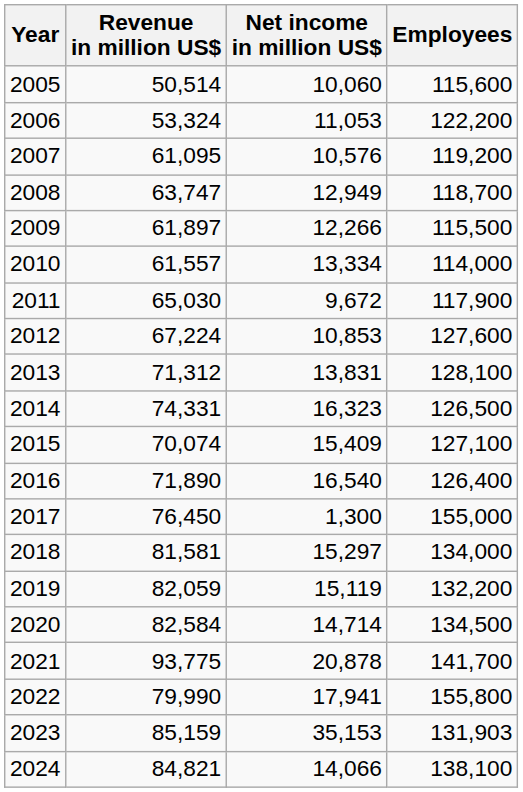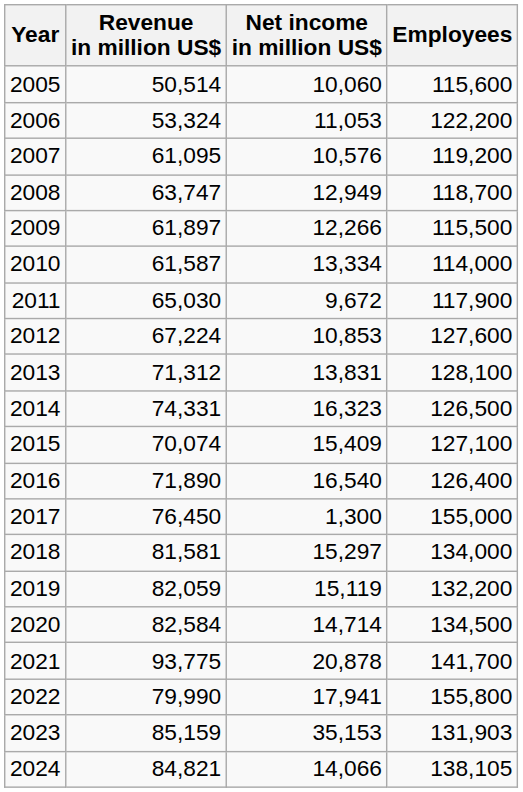(186, 264) 61,557 -> (186, 264) 61,587
(471, 768) 138,100 -> (471, 768) 138,105
